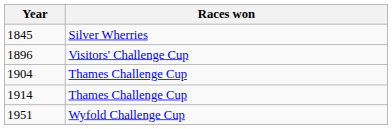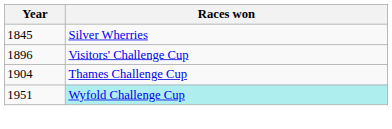- row: (20, 94)
(127, 114) no background -> (127, 94) paleturquoise background
